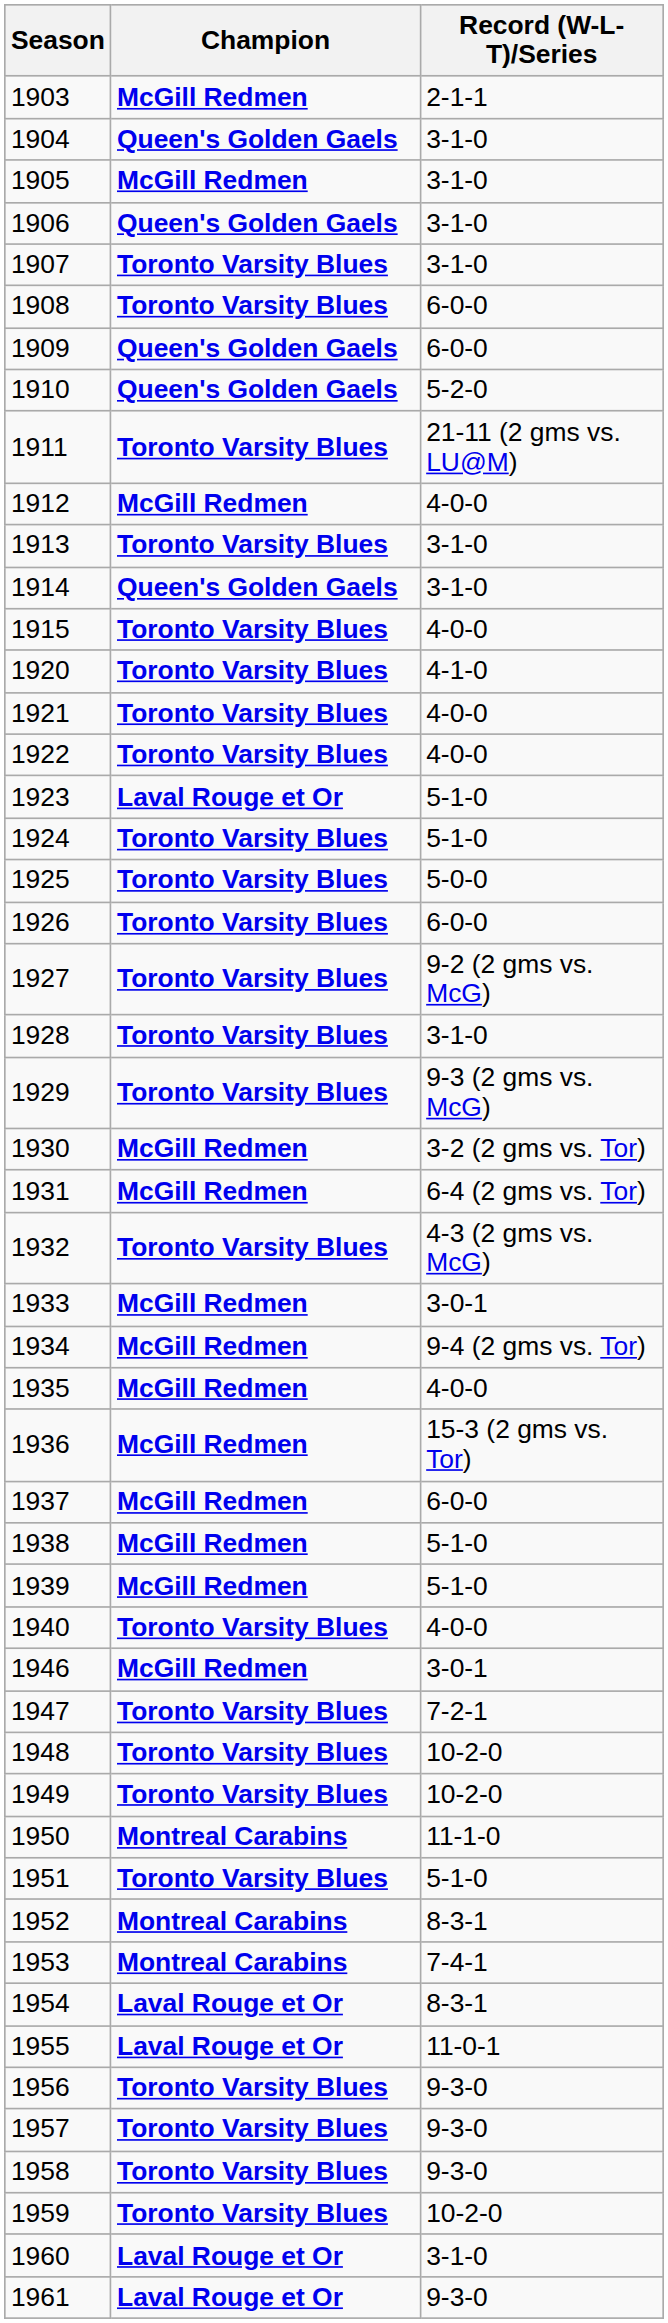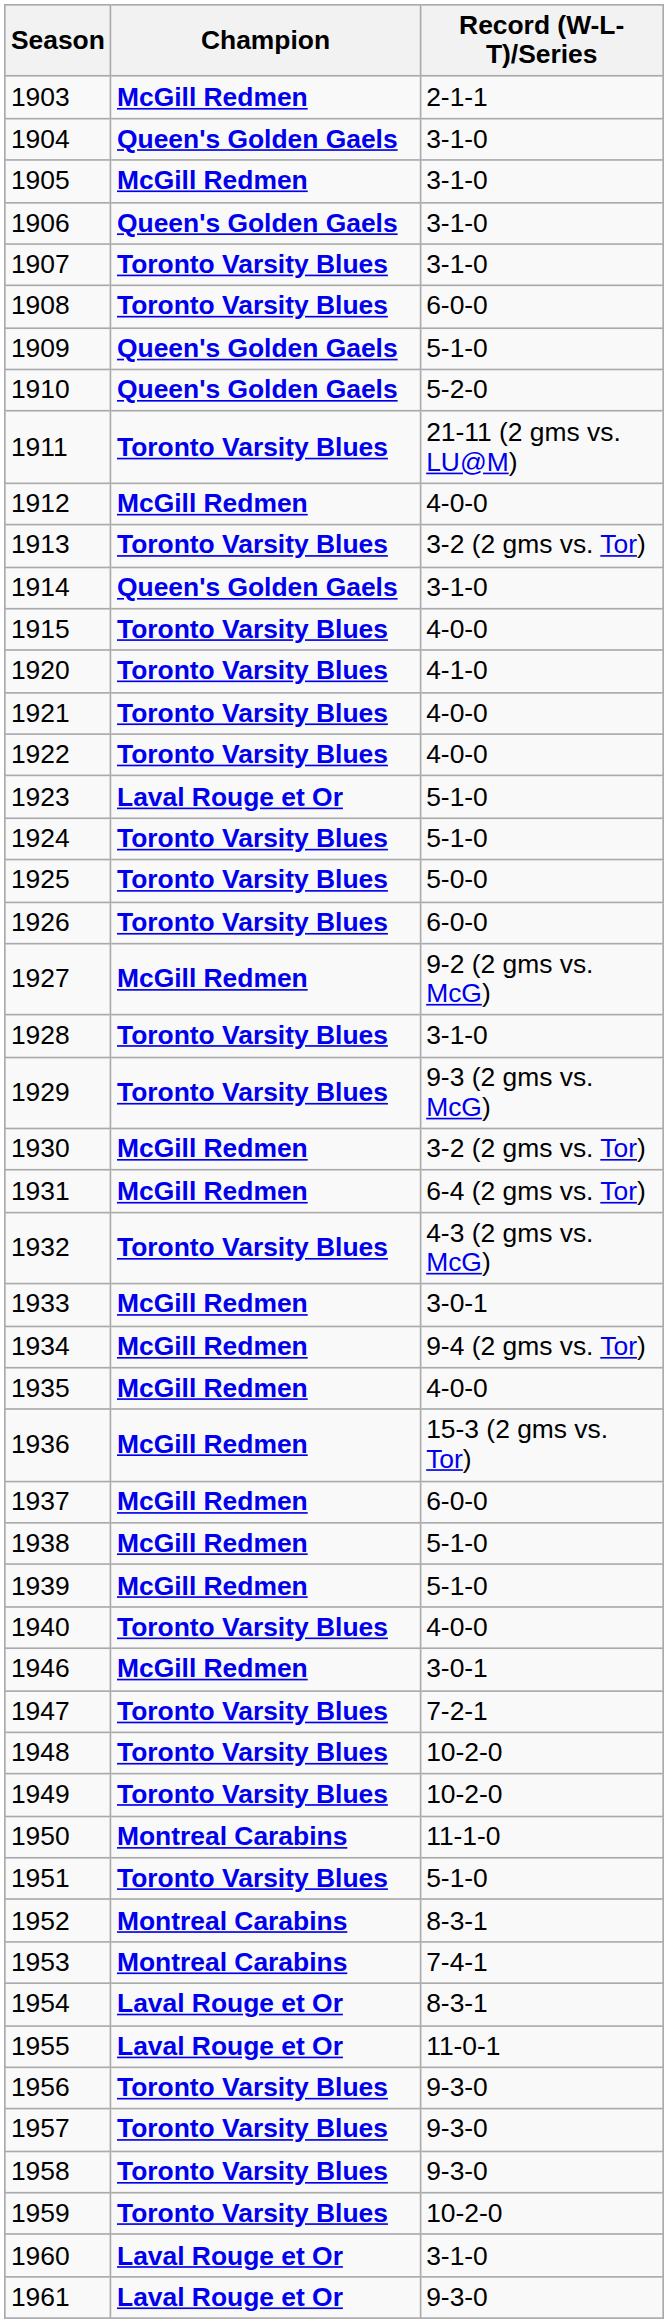(457, 348) 6-0-0 -> (457, 348) 5-1-0
(457, 545) 3-1-0 -> (536, 545) 3-2 (2 gms vs. Tor)
(252, 978) Toronto Varsity Blues -> (212, 978) McGill Redmen
